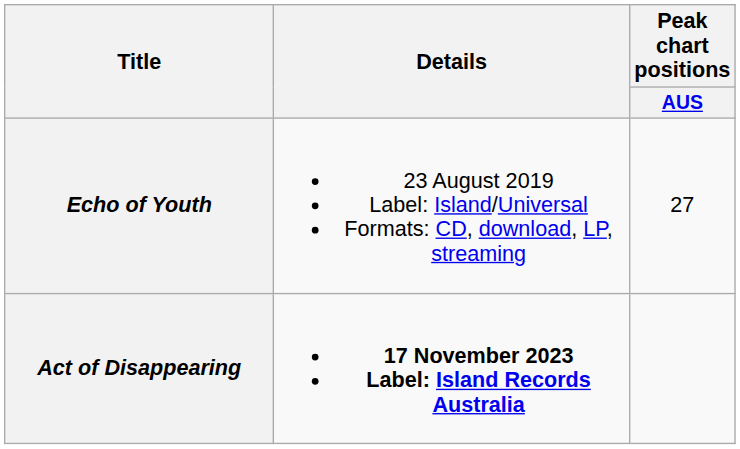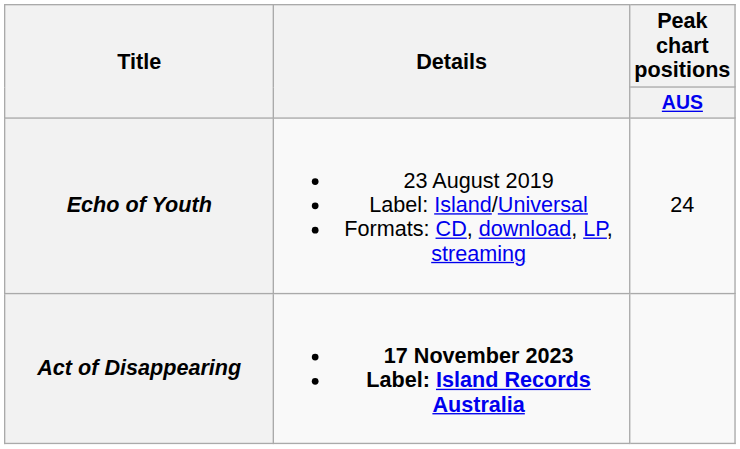(682, 205) 27 -> (682, 205) 24
